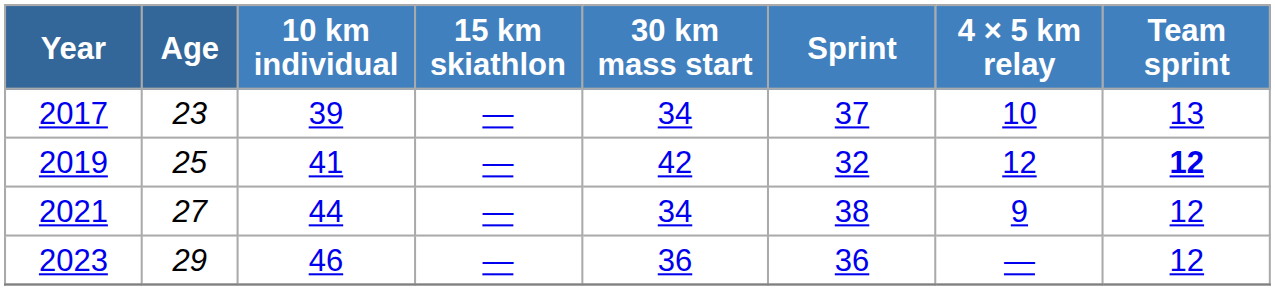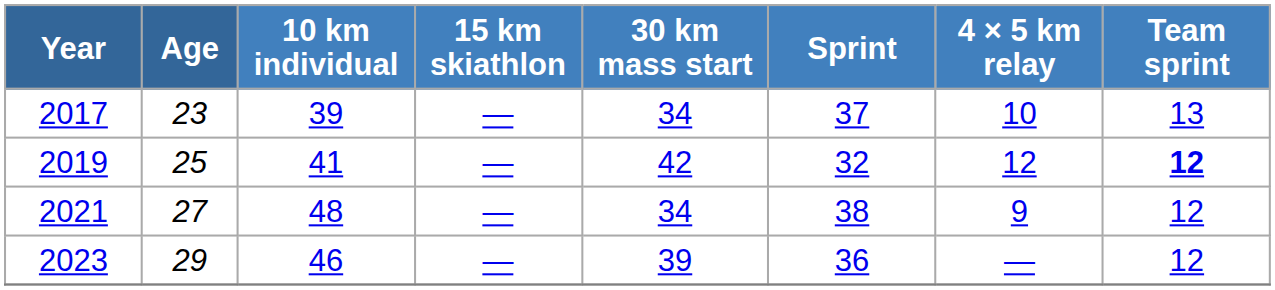(326, 212) 44 -> (326, 212) 48
(675, 261) 36 -> (675, 261) 39
